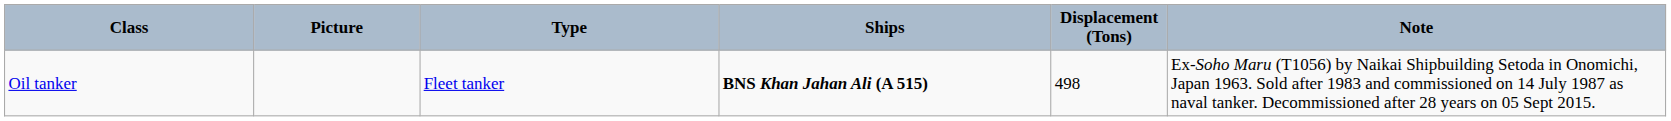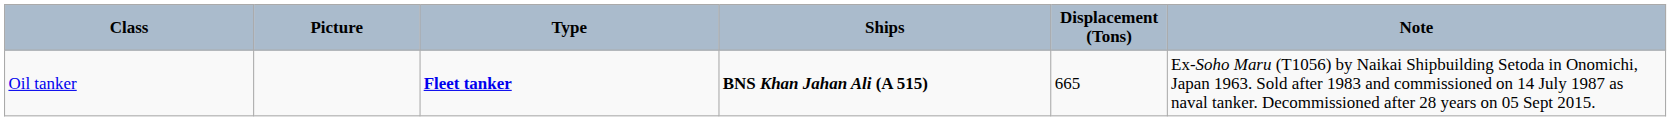(464, 83) normal -> (468, 83) bold
(1068, 83) 498 -> (1068, 83) 665
